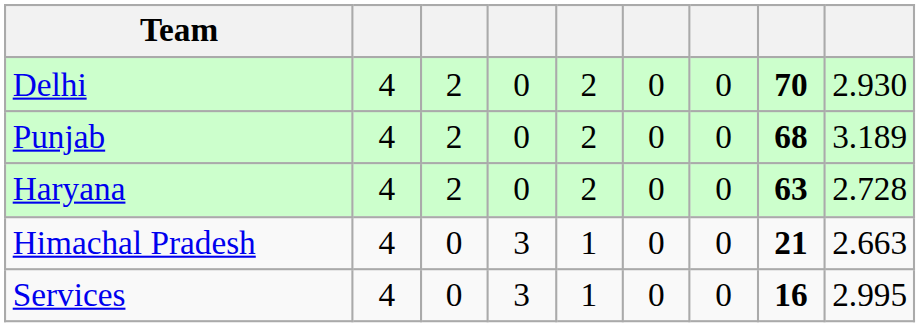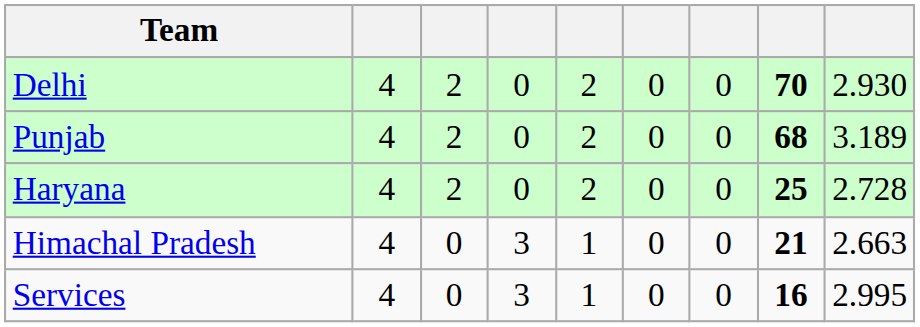(791, 189) 63 -> (791, 189) 25
